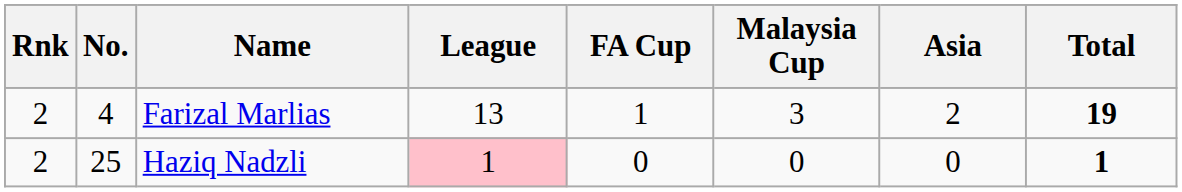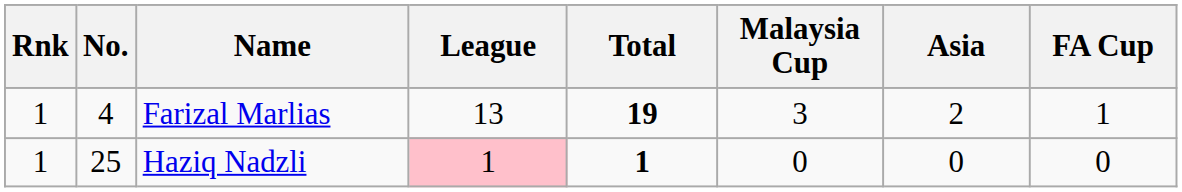columns swapped: (641, 46) <-> (1101, 46)
(40, 112) 2 -> (40, 112) 1
(40, 161) 2 -> (40, 161) 1
